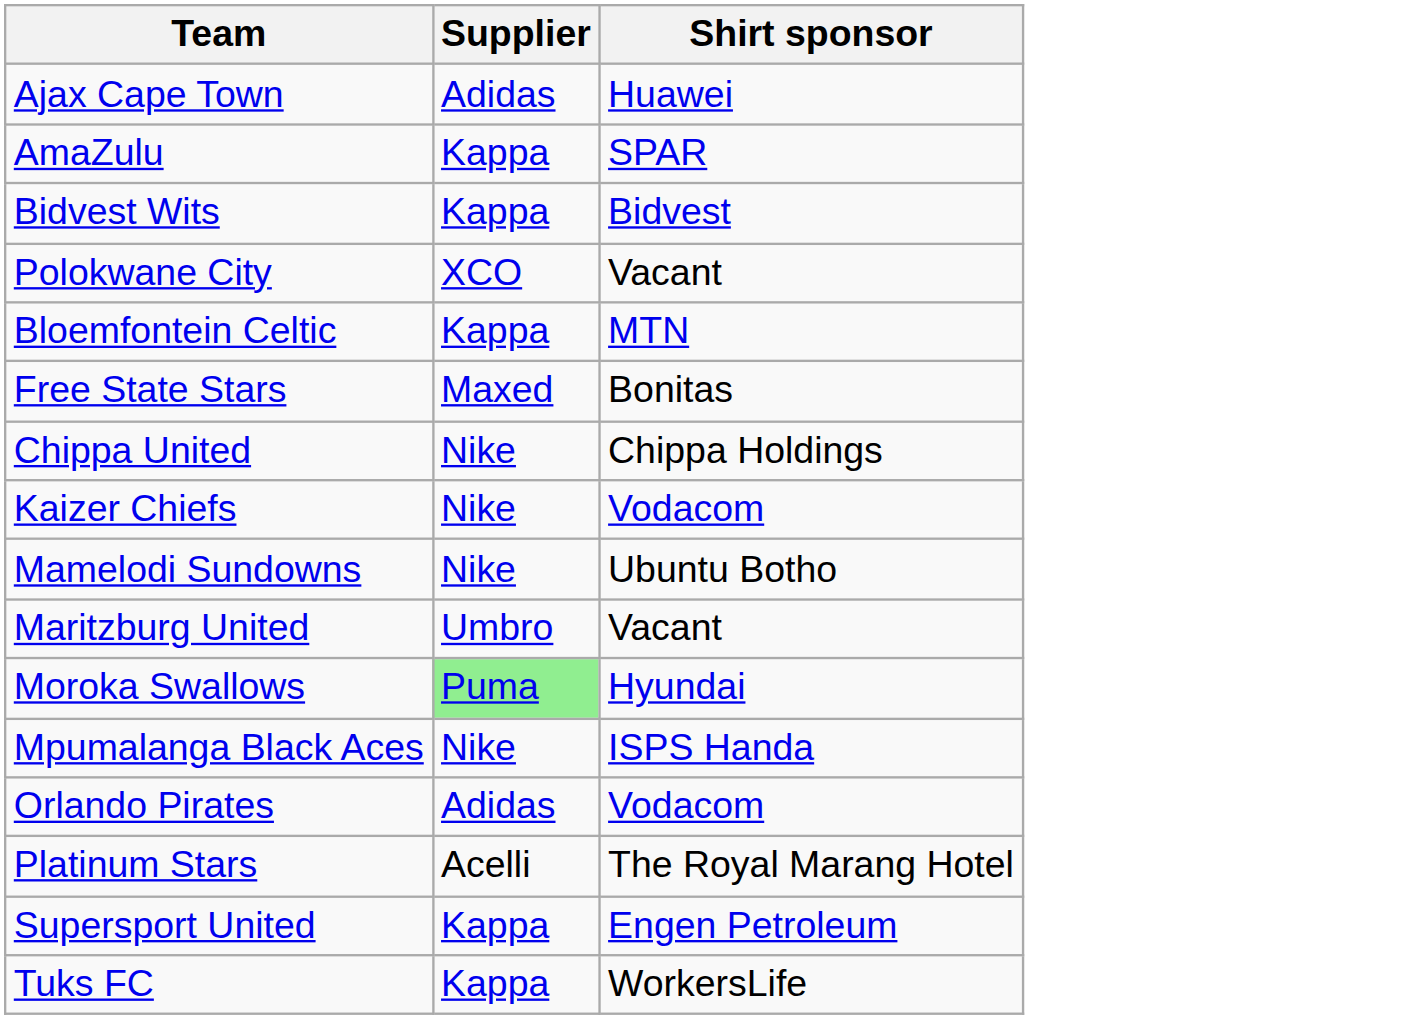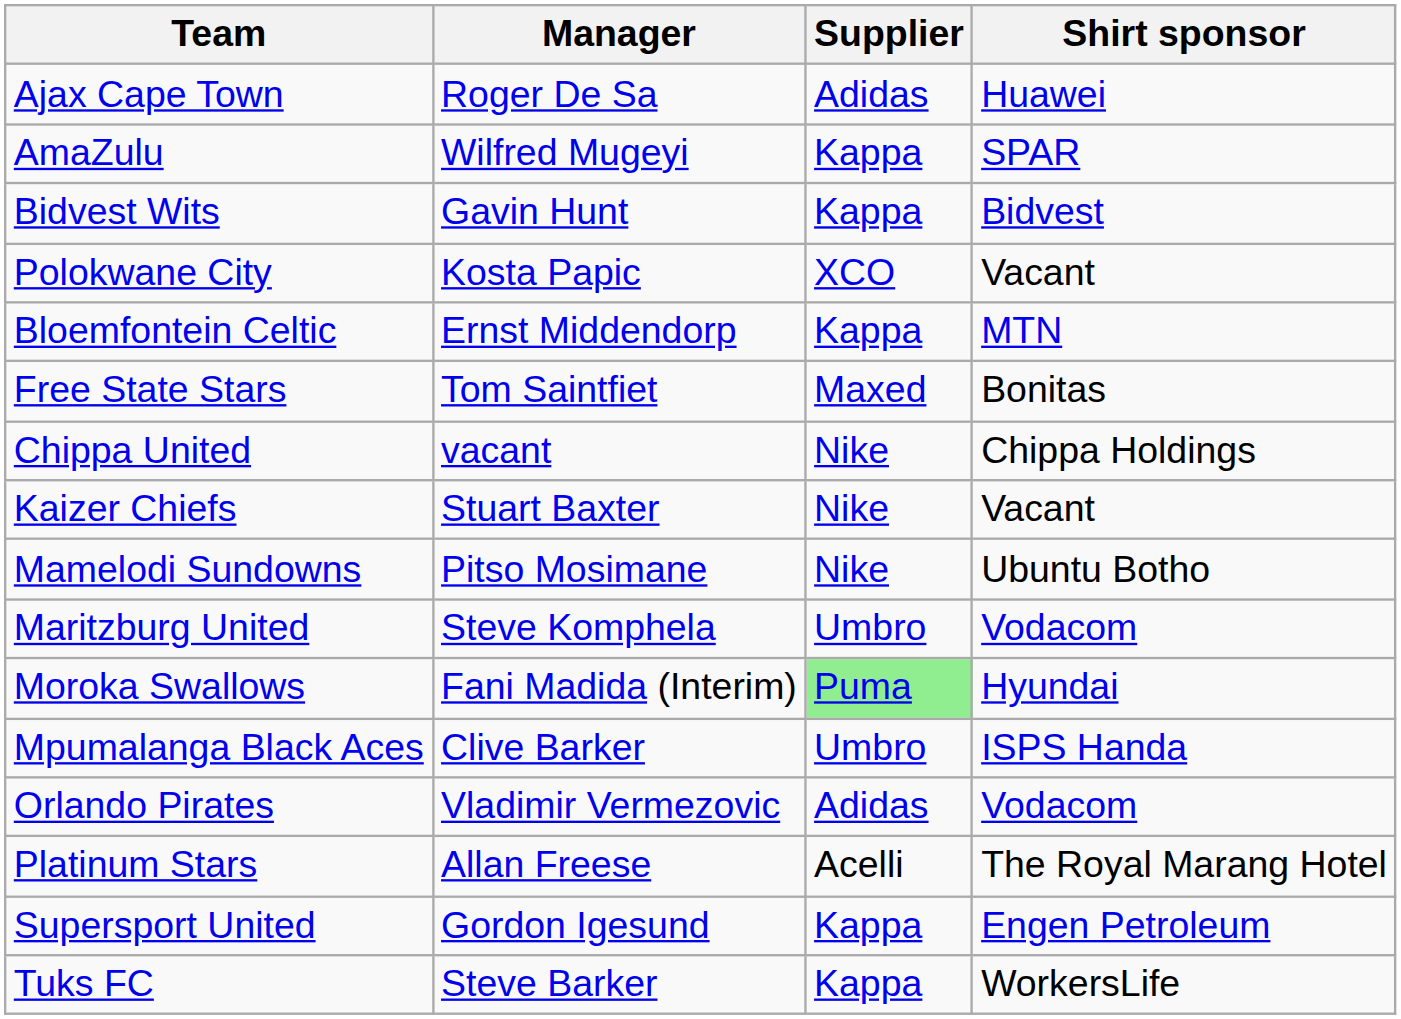+ column: (619, 34)
(686, 509) Vodacom -> (1038, 509) Vacant
(665, 627) Vacant -> (1059, 627) Vodacom
(478, 746) Nike -> (870, 746) Umbro
